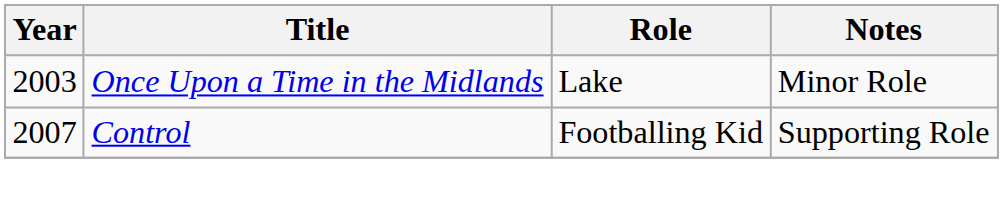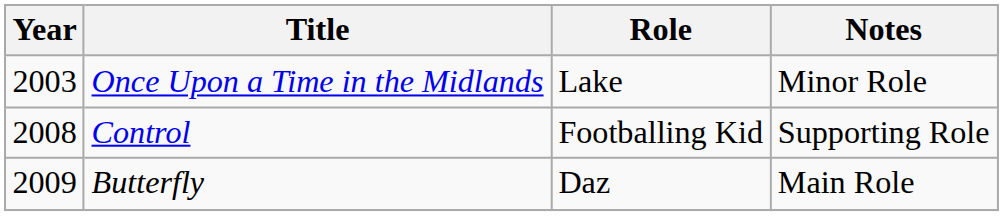(45, 132) 2007 -> (45, 132) 2008
+ row: (148, 183)
